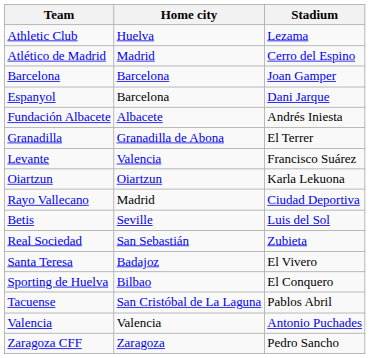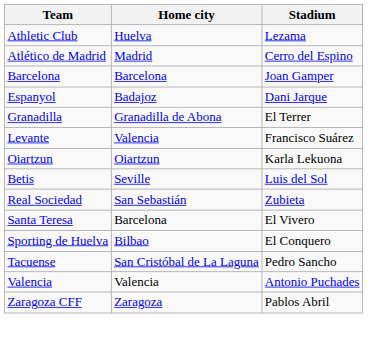(143, 96) Barcelona -> (135, 96) Badajoz
- row: (59, 117)
- row: (48, 199)
(138, 261) Badajoz -> (140, 220) Barcelona
(300, 302) Pablos Abril -> (301, 261) Pedro Sancho
(303, 343) Pedro Sancho -> (297, 302) Pablos Abril
